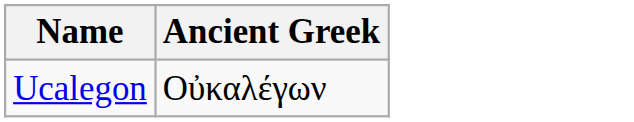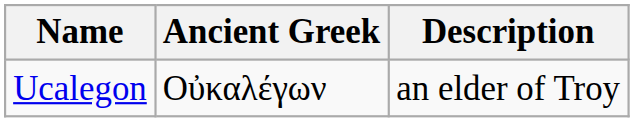+ column: (508, 32)
